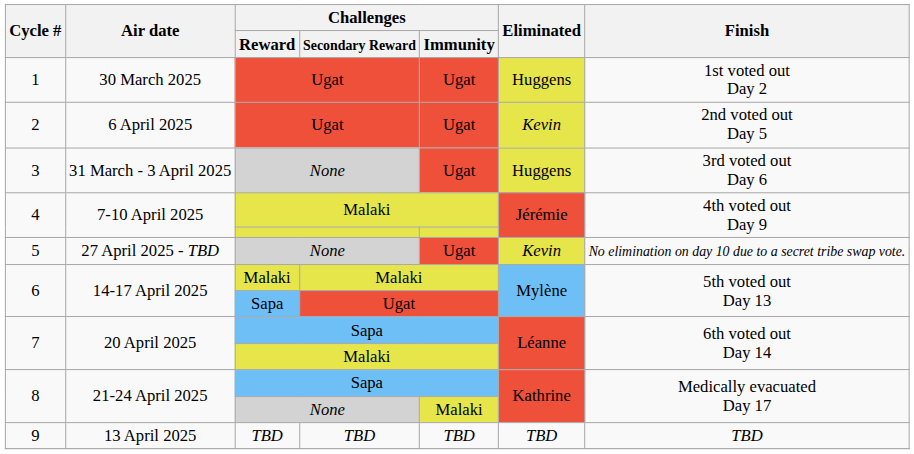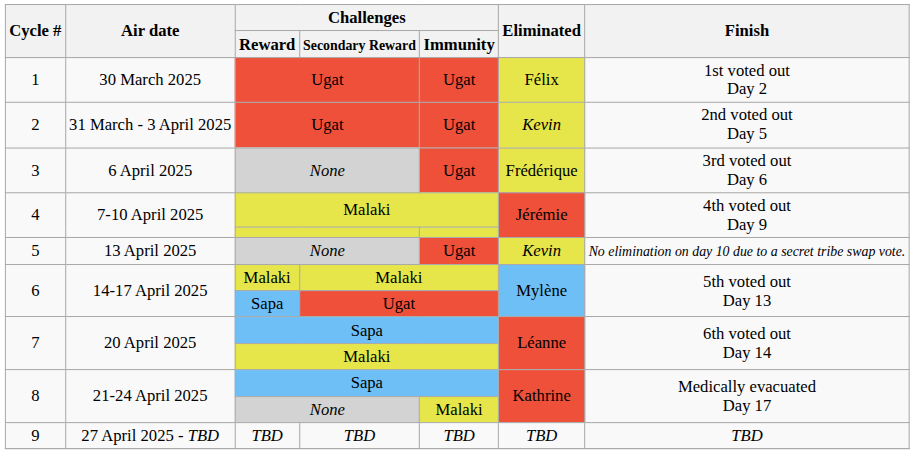(542, 79) Huggens -> (542, 79) Félix
(150, 124) 6 April 2025 -> (150, 124) 31 March - 3 April 2025
(150, 170) 31 March - 3 April 2025 -> (150, 170) 6 April 2025
(542, 170) Huggens -> (542, 170) Frédérique
(150, 250) 27 April 2025 - TBD -> (150, 250) 13 April 2025
(150, 435) 13 April 2025 -> (150, 435) 27 April 2025 - TBD
